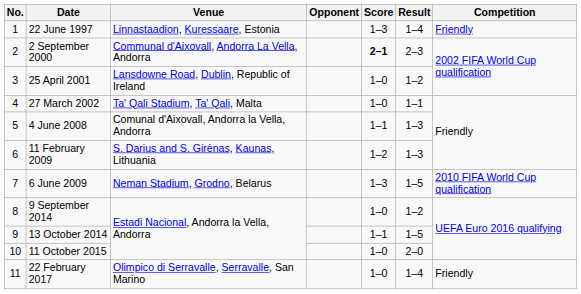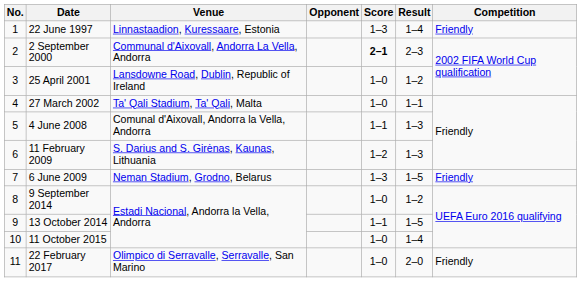(486, 183) 2010 FIFA World Cup qualification -> (454, 177) Friendly
(414, 251) 2–0 -> (414, 239) 1–4
(414, 274) 1–4 -> (414, 262) 2–0
